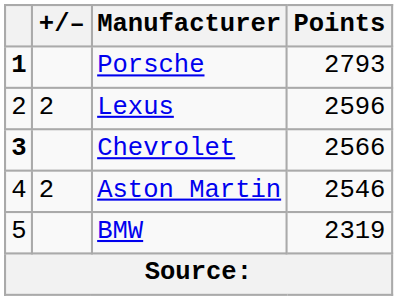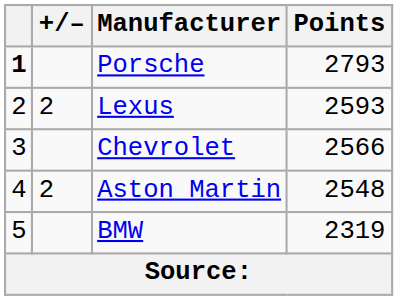(355, 109) 2596 -> (355, 109) 2593
(19, 150) bold -> (19, 150) normal
(355, 191) 2546 -> (355, 191) 2548
